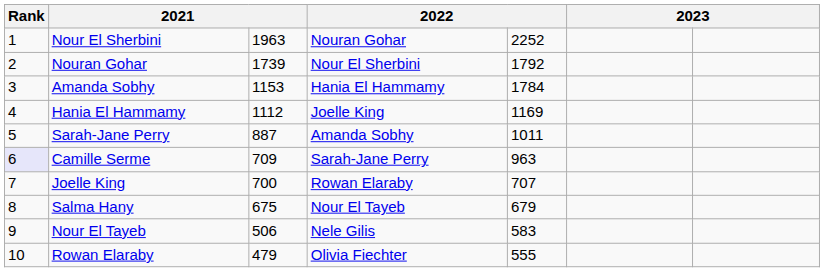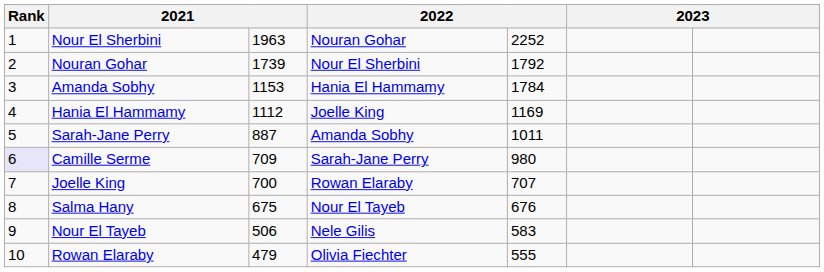(523, 159) 963 -> (523, 159) 980
(523, 207) 679 -> (523, 207) 676
